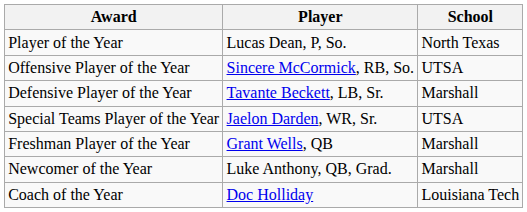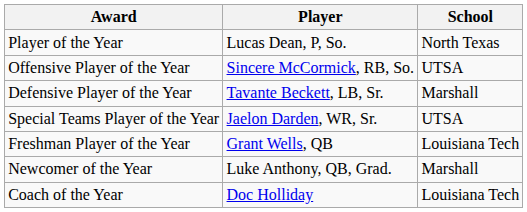(450, 144) Marshall -> (470, 144) Louisiana Tech
